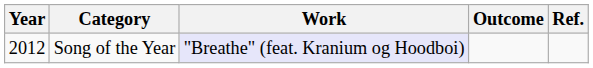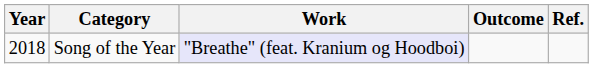(27, 47) 2012 -> (27, 47) 2018
